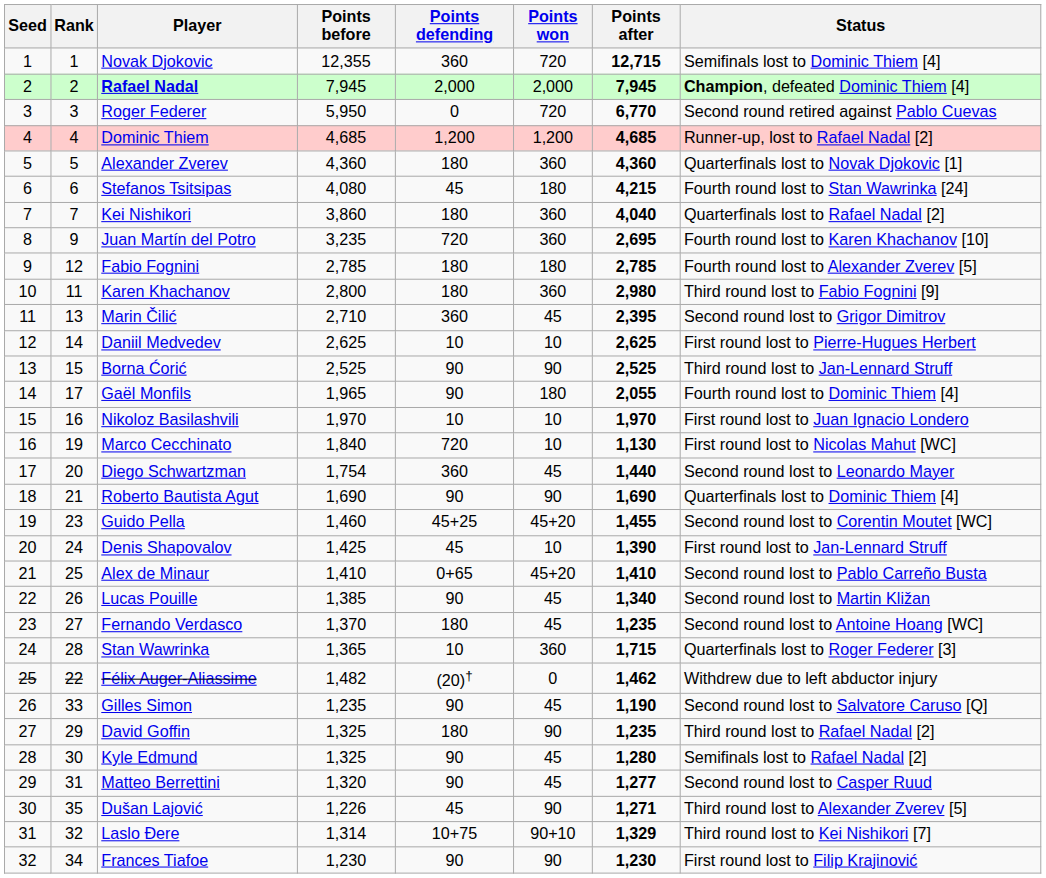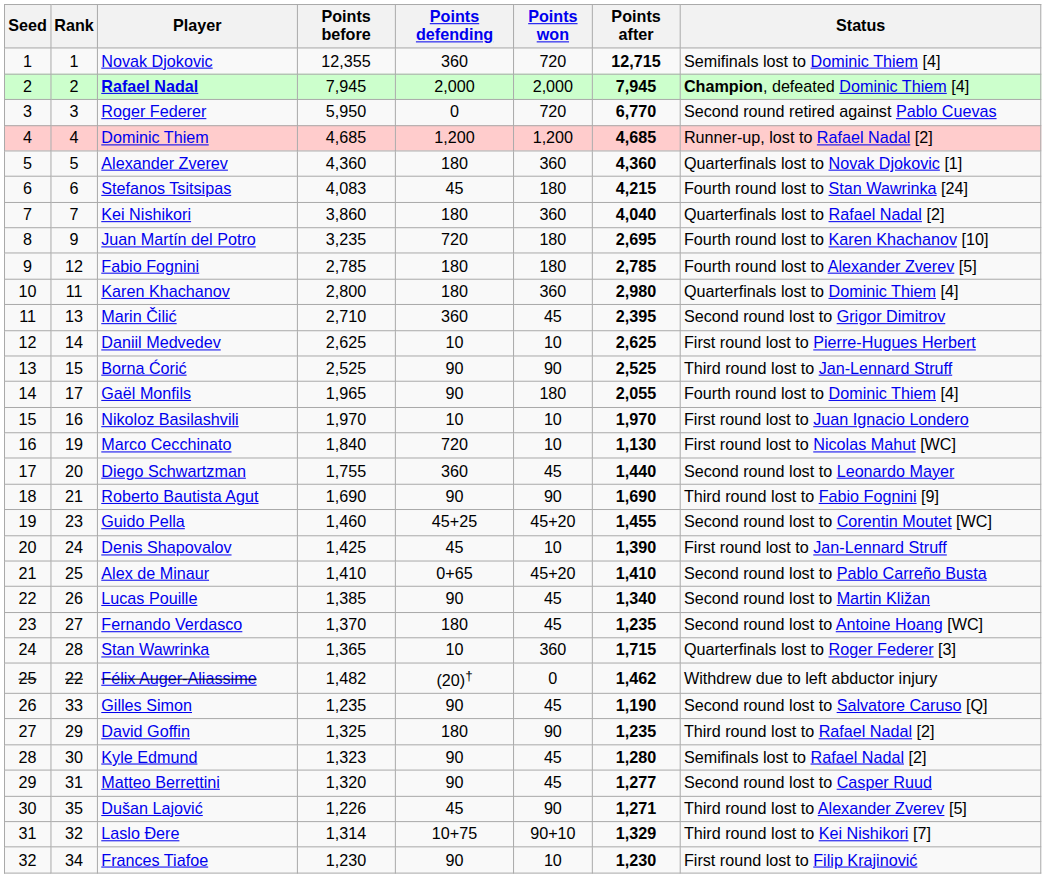(346, 189) 4,080 -> (346, 189) 4,083
(553, 240) 360 -> (553, 240) 180
(811, 291) Third round lost to Fabio Fognini [9] -> (821, 291) Quarterfinals lost to Dominic Thiem [4]
(346, 471) 1,754 -> (346, 471) 1,755
(821, 496) Quarterfinals lost to Dominic Thiem [4] -> (811, 496) Third round lost to Fabio Fognini [9]
(346, 757) 1,325 -> (346, 757) 1,323
(553, 859) 90 -> (553, 859) 10
